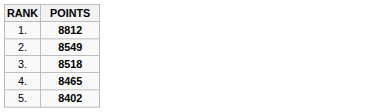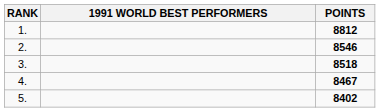+ column: (178, 13)
(70, 47) 8549 -> (345, 47) 8546
(70, 82) 8465 -> (345, 82) 8467
